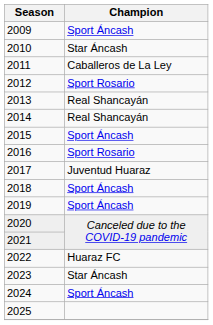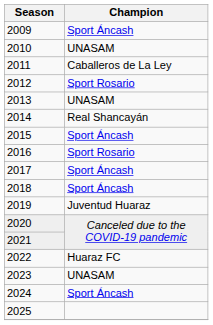(97, 48) Star Áncash -> (91, 48) UNASAM
(108, 100) Real Shancayán -> (91, 100) UNASAM
(109, 170) Juventud Huaraz -> (100, 170) Sport Áncash
(100, 205) Sport Áncash -> (109, 205) Juventud Huaraz
(97, 275) Star Áncash -> (91, 275) UNASAM
